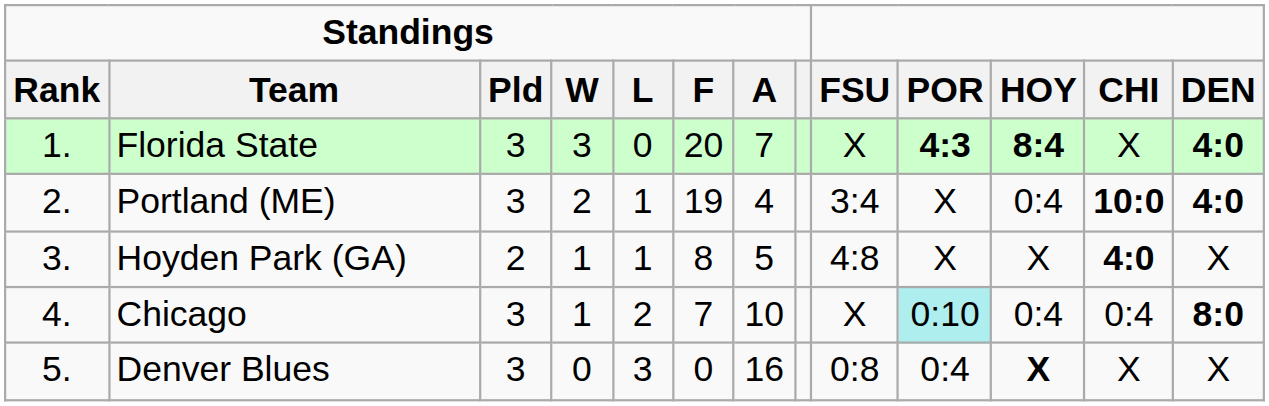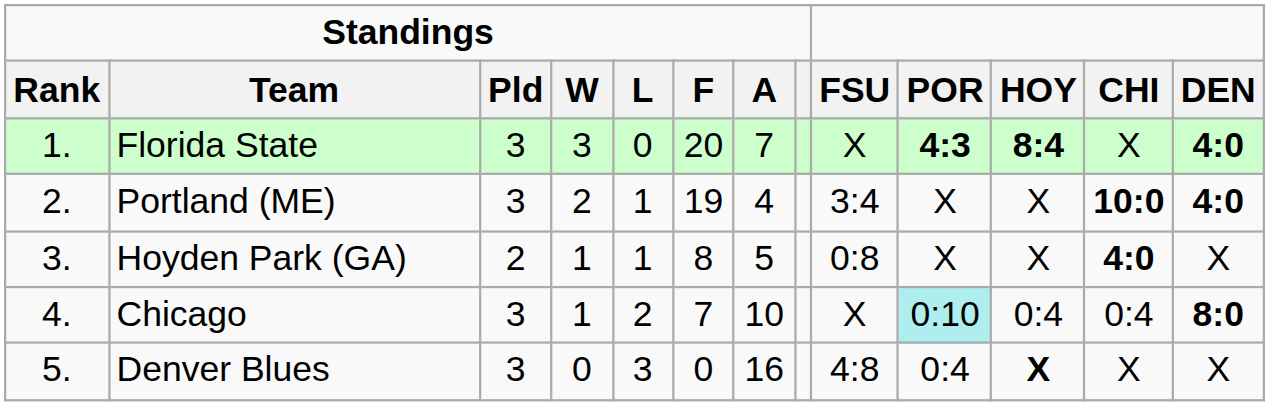(1038, 201) 0:4 -> (1038, 201) X
(855, 257) 4:8 -> (855, 257) 0:8
(855, 370) 0:8 -> (855, 370) 4:8
